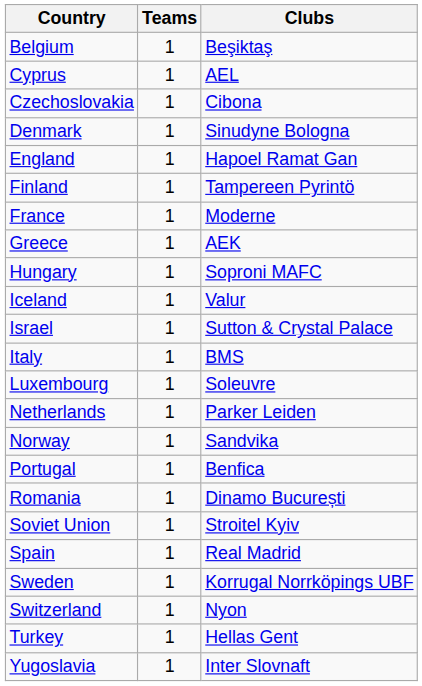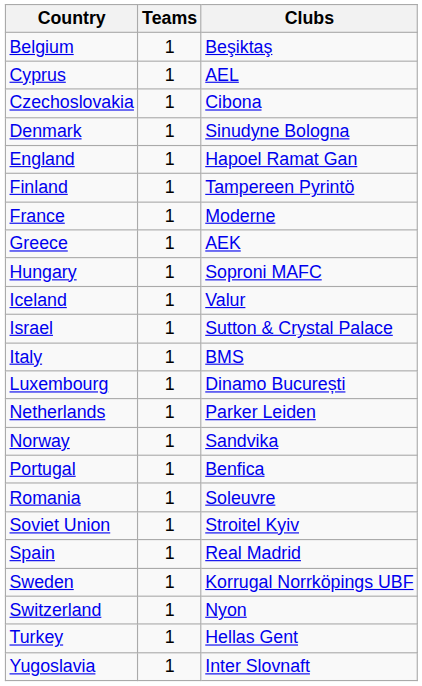(240, 384) Soleuvre -> (275, 384) Dinamo București
(275, 497) Dinamo București -> (240, 497) Soleuvre
